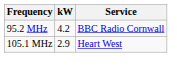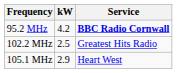(121, 28) normal -> (123, 28) bold
+ row: (30, 44)
